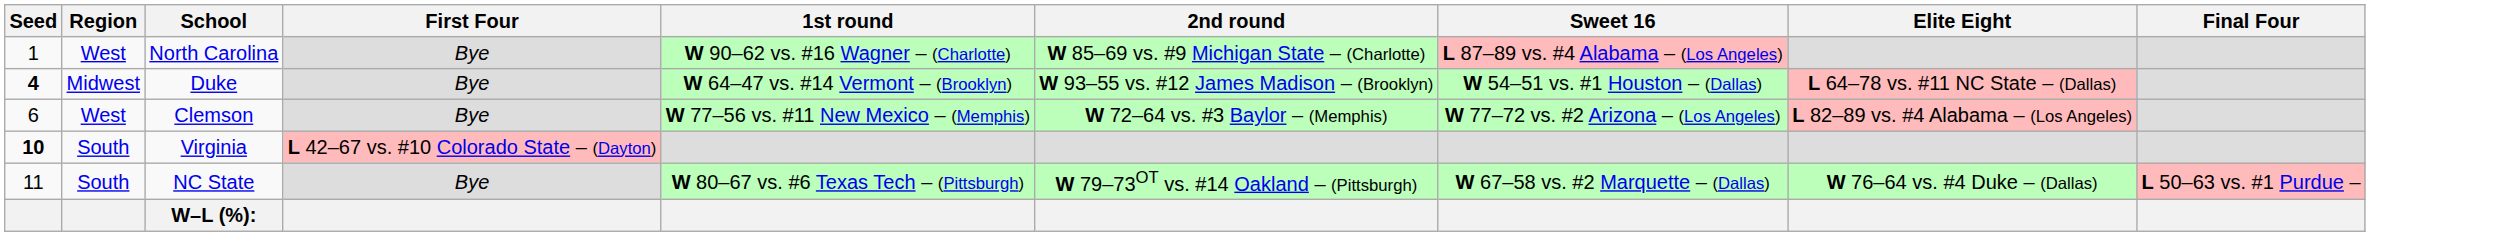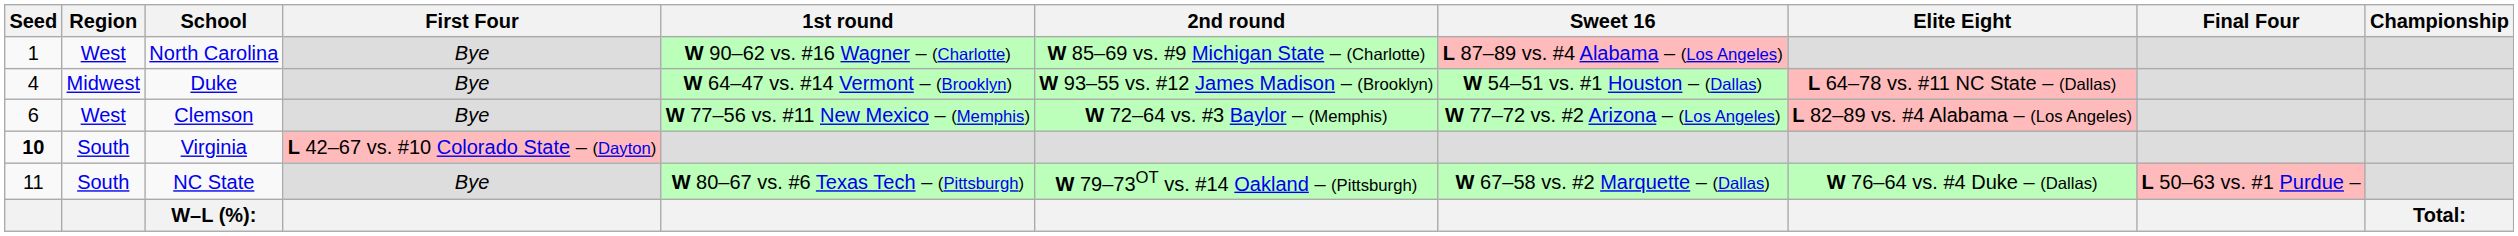+ column: (2439, 21)
(33, 84) bold -> (33, 84) normal
